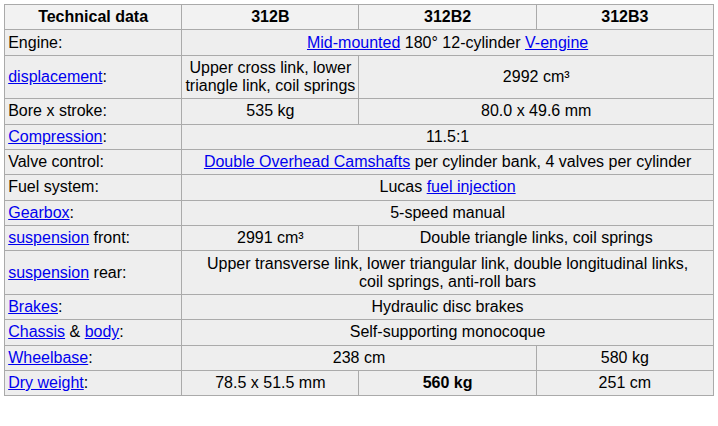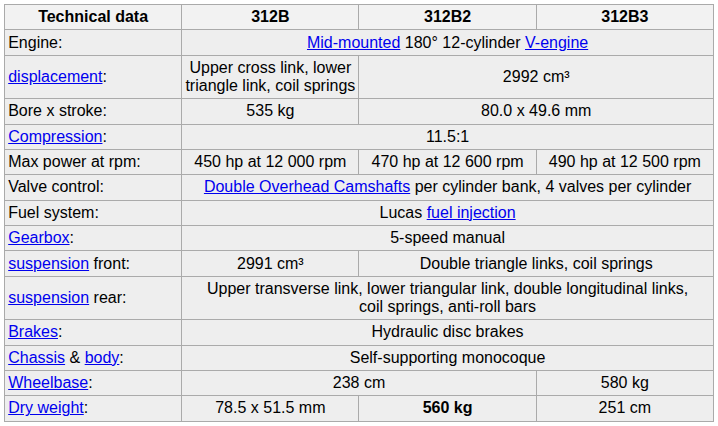+ row: (77, 162)
